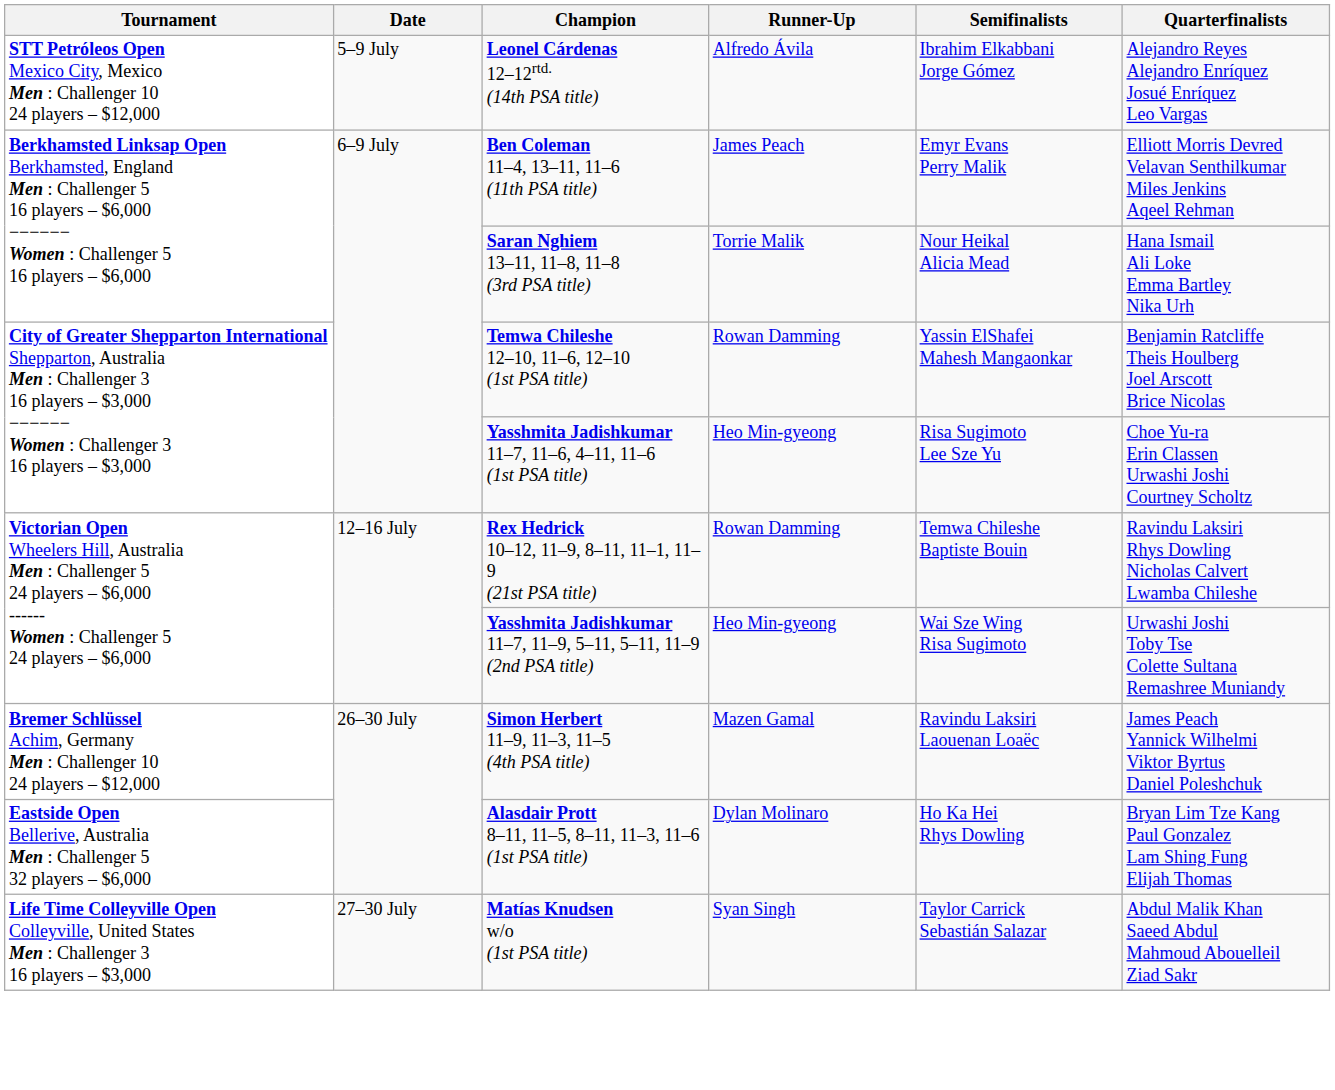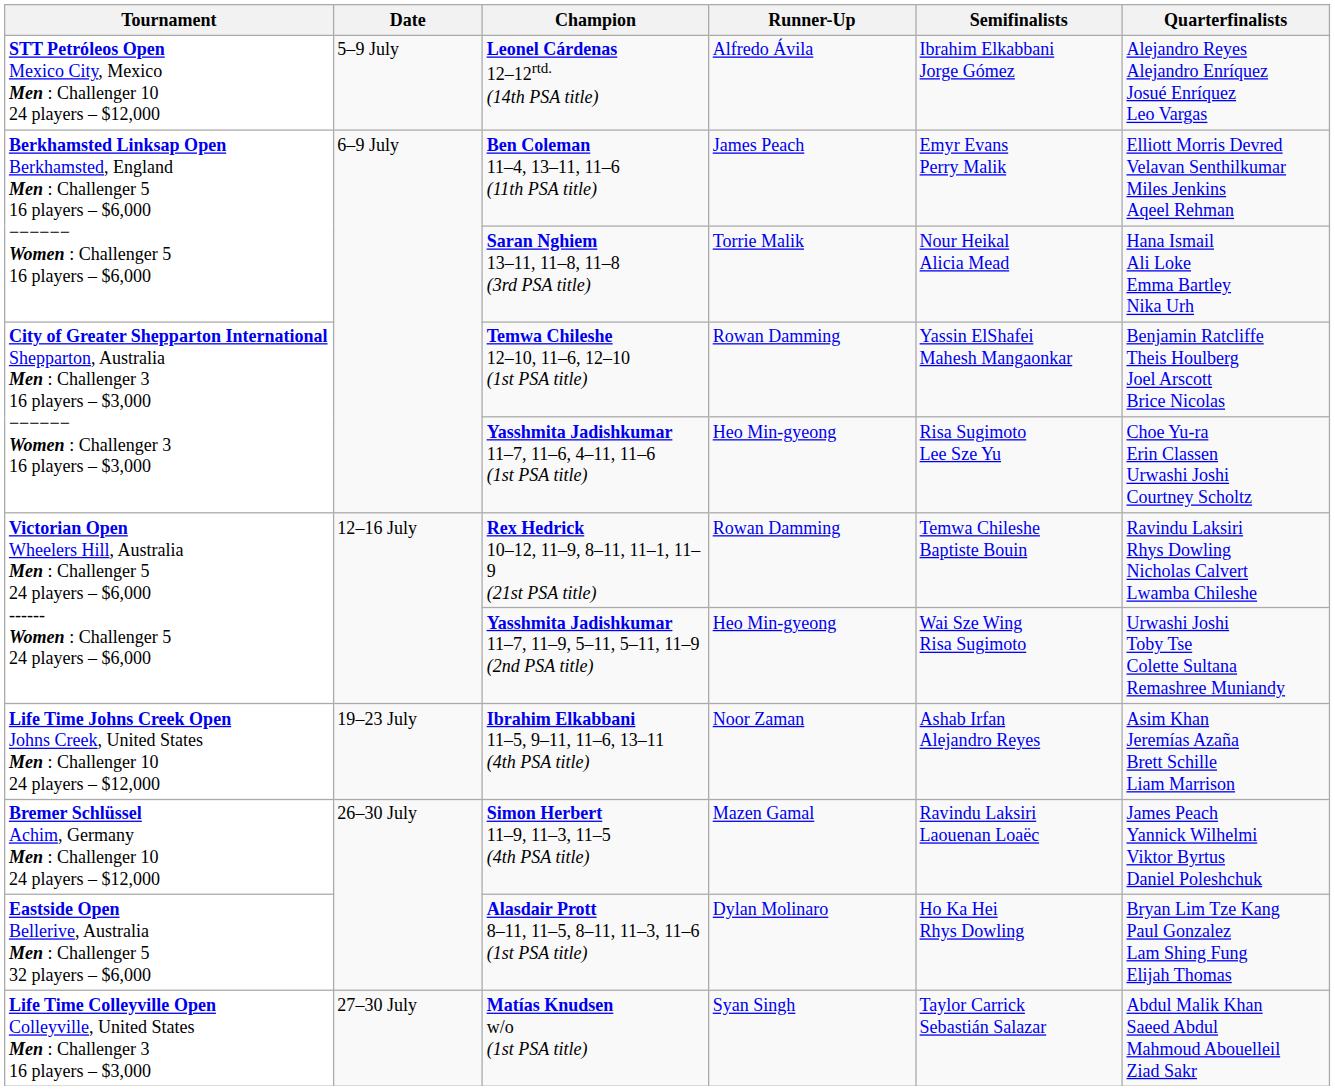+ row: (575, 740)
